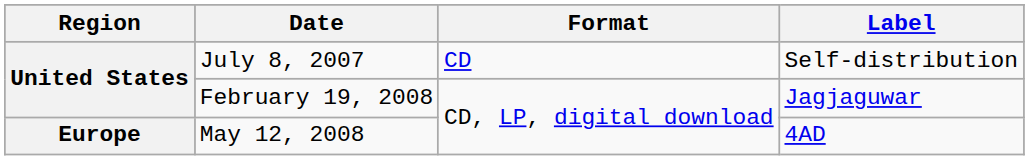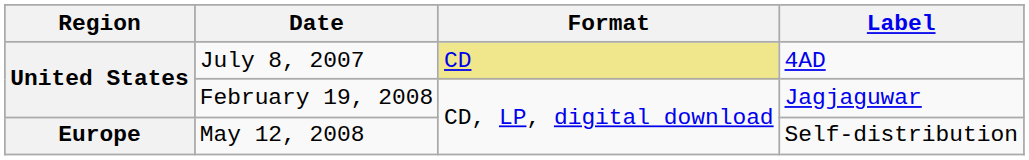(458, 61) no background -> (458, 61) khaki background
(901, 61) Self-distribution -> (805, 61) 4AD
(805, 135) 4AD -> (901, 135) Self-distribution
